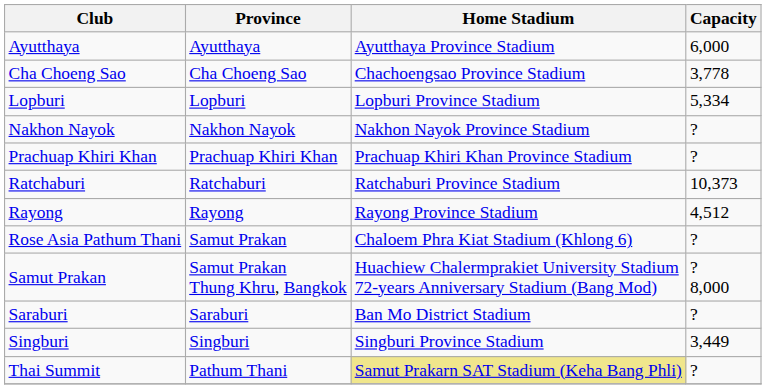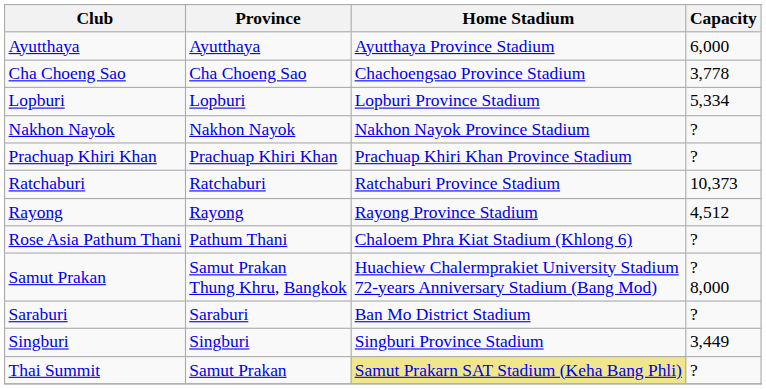(238, 239) Samut Prakan -> (238, 239) Pathum Thani
(238, 369) Pathum Thani -> (238, 369) Samut Prakan
